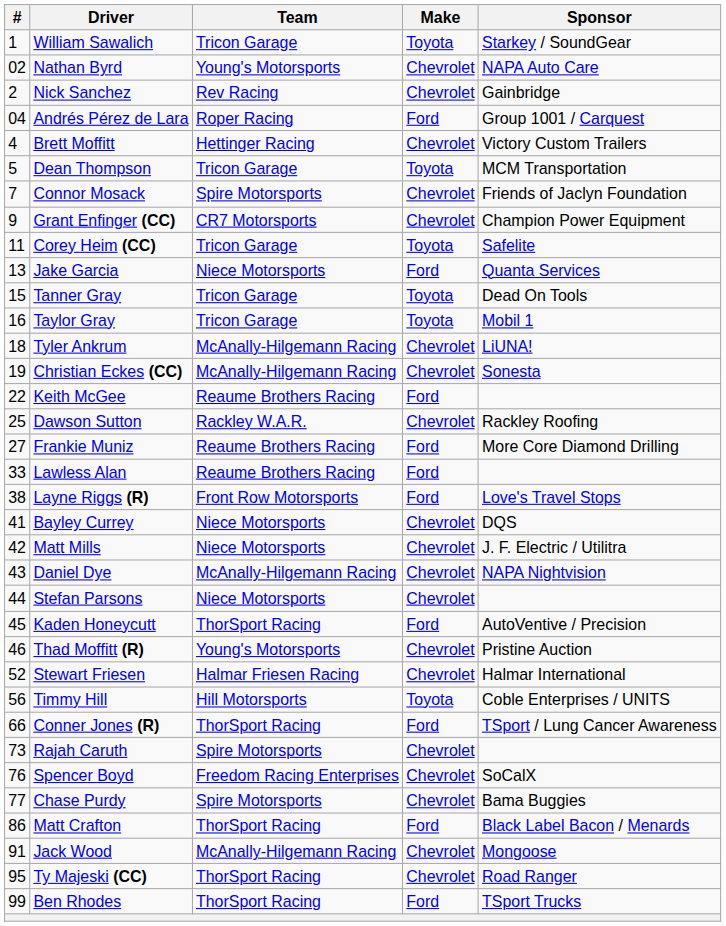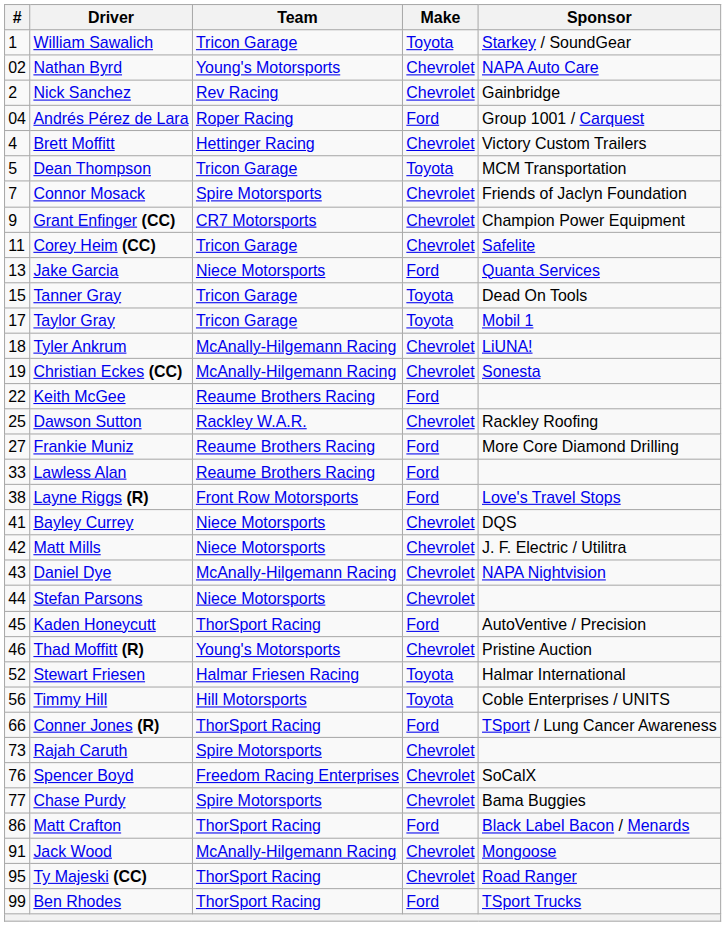(430, 245) Toyota -> (440, 245) Chevrolet
(17, 321) 16 -> (17, 321) 17
(440, 674) Chevrolet -> (430, 674) Toyota
